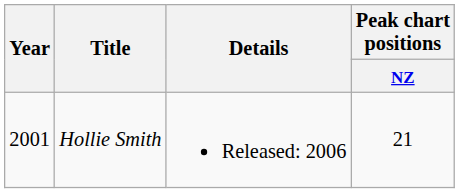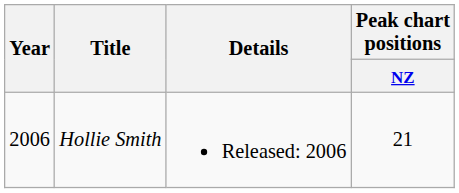(30, 139) 2001 -> (30, 139) 2006
